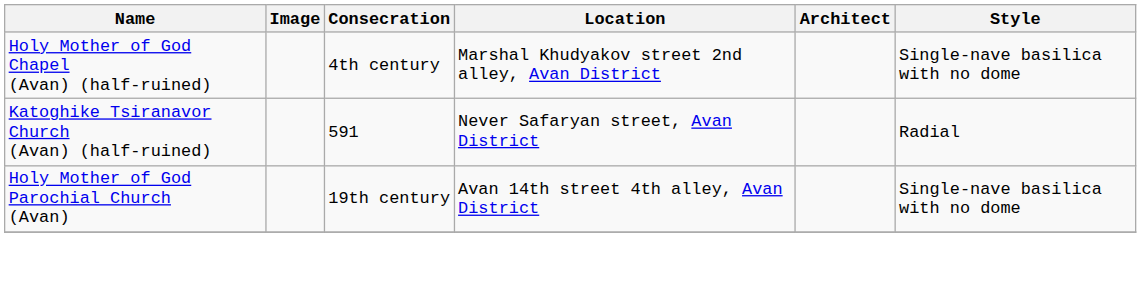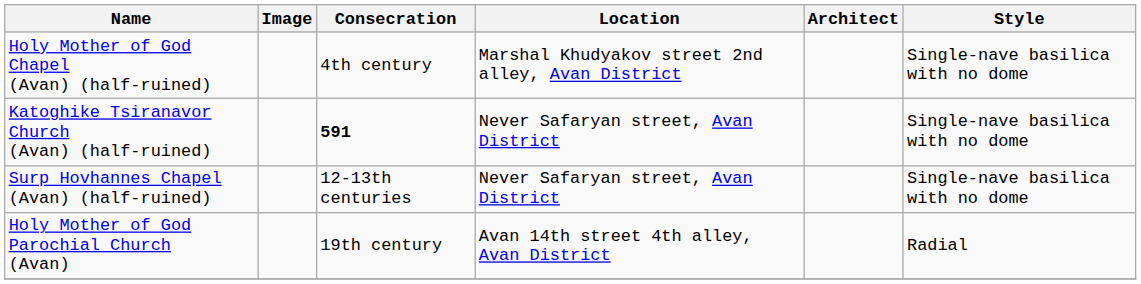(344, 132) normal -> (336, 132) bold
(929, 132) Radial -> (1008, 132) Single-nave basilica with no dome
+ row: (115, 189)
(1000, 199) Single-nave basilica with no dome -> (937, 246) Radial
